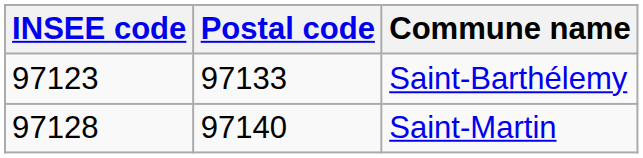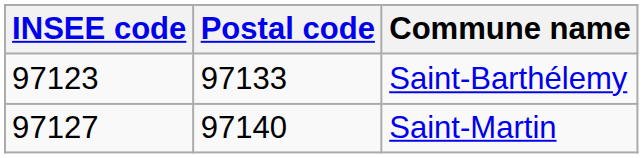(55, 127) 97128 -> (55, 127) 97127
